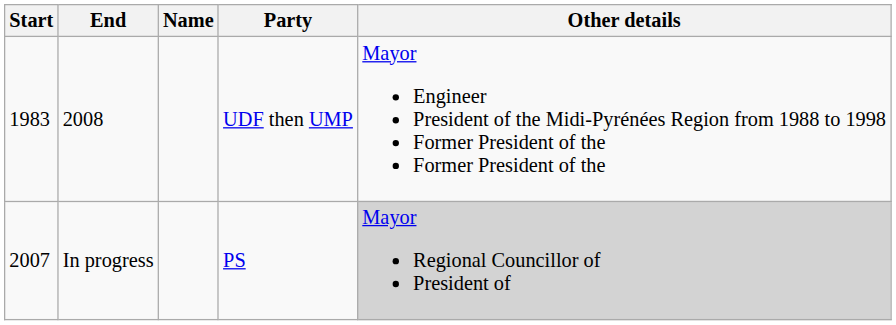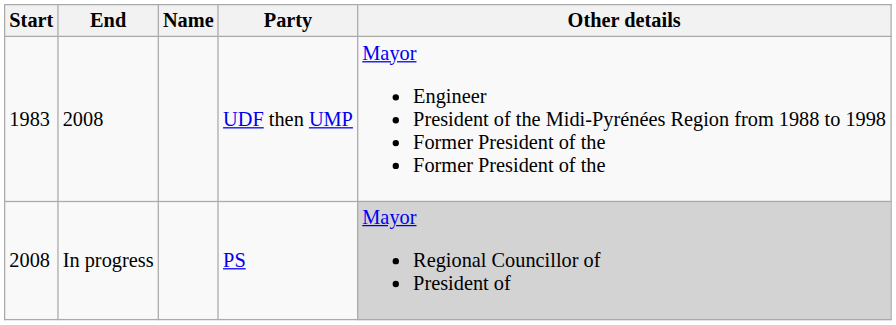(30, 260) 2007 -> (30, 260) 2008
